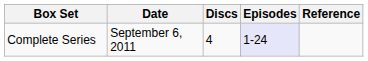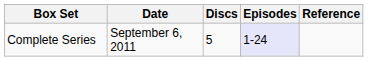(209, 39) 4 -> (209, 39) 5
